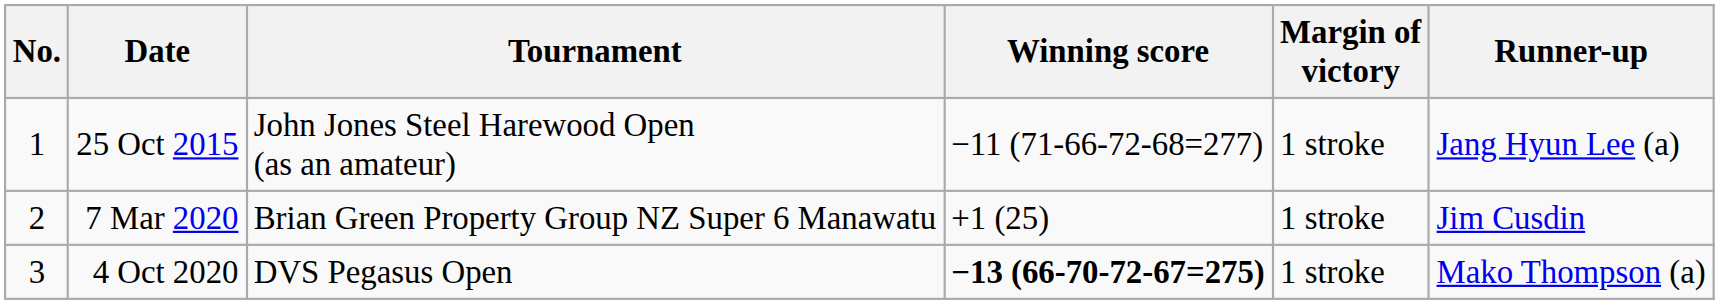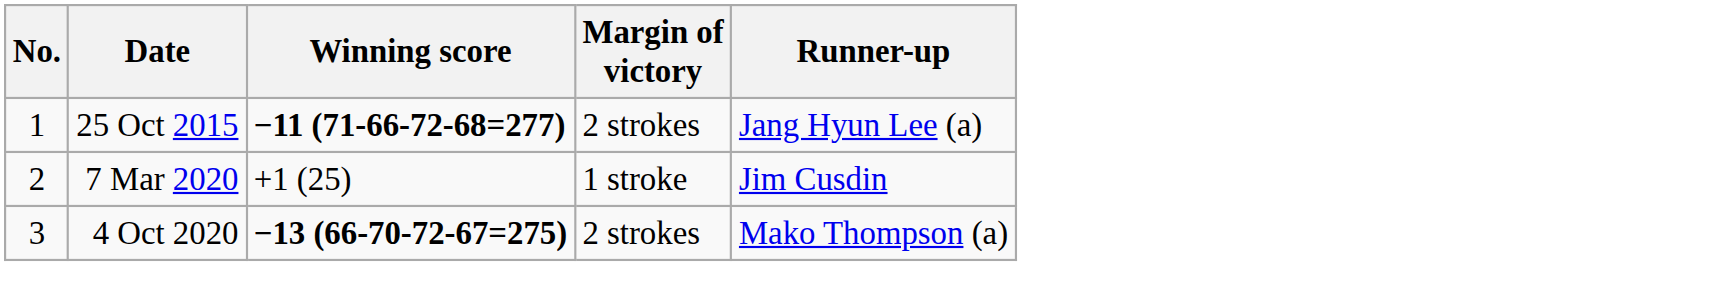- column: (595, 51)
(1107, 144) normal -> (410, 124) bold
(1332, 144) 1 stroke -> (641, 124) 2 strokes
(1332, 271) 1 stroke -> (641, 233) 2 strokes
